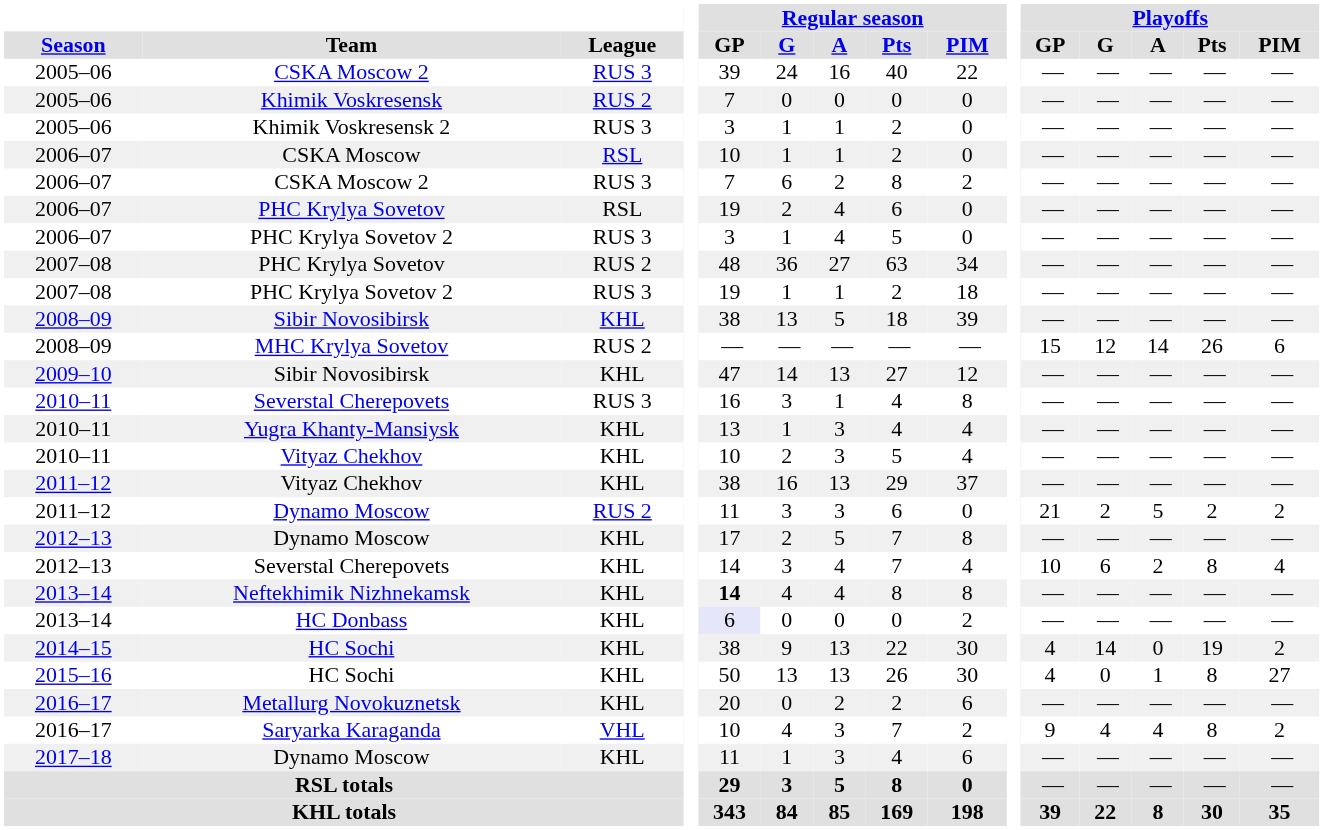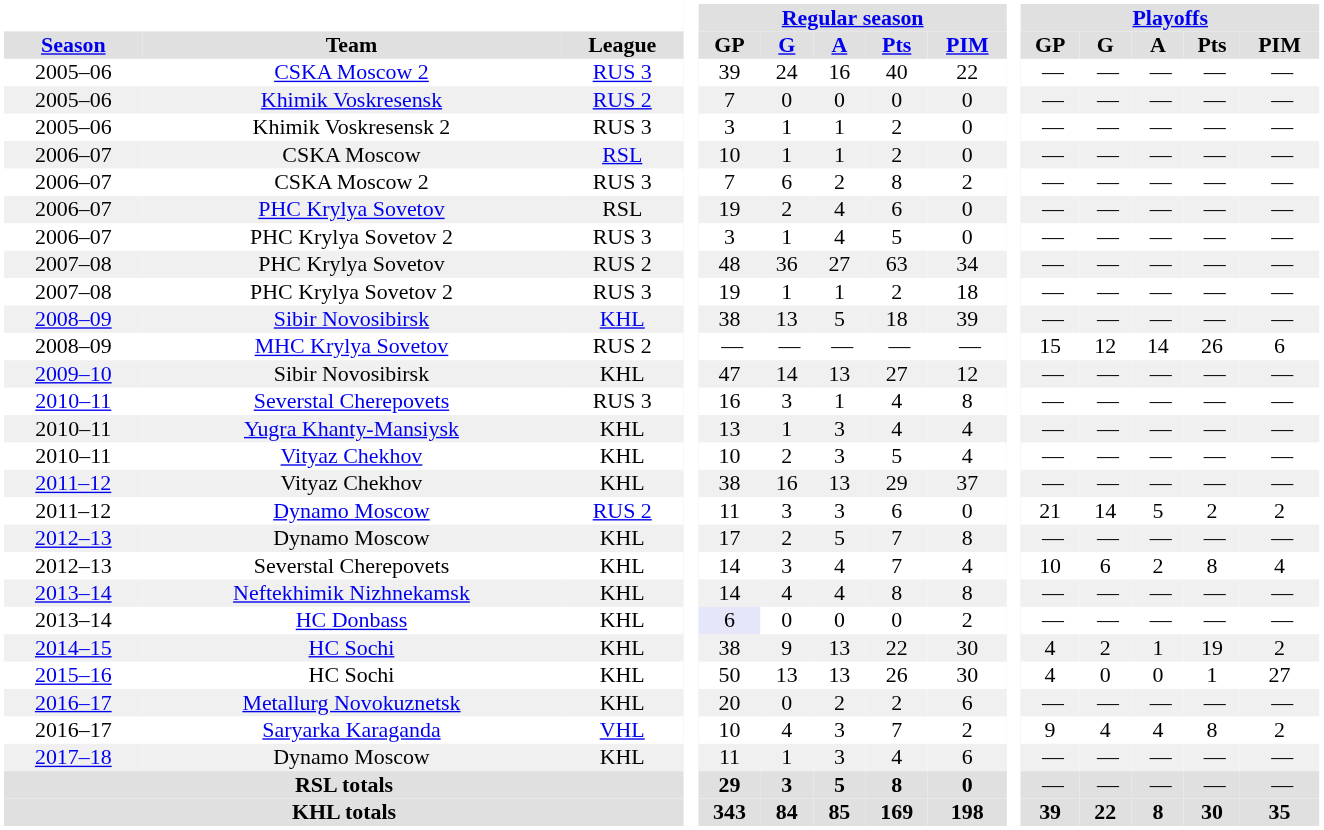(1105, 510) 2 -> (1105, 510) 14
(729, 592) bold -> (729, 592) normal
(1105, 647) 14 -> (1105, 647) 2
(1158, 647) 0 -> (1158, 647) 1
(1158, 675) 1 -> (1158, 675) 0
(1212, 675) 8 -> (1212, 675) 1
